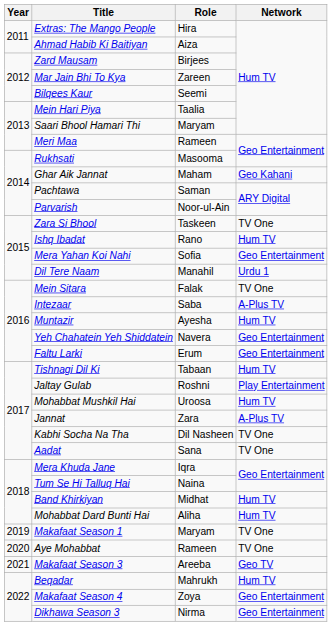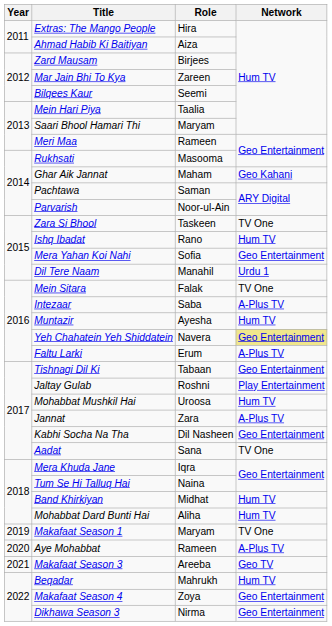(281, 337) no background -> (281, 337) khaki background
(281, 353) Geo Entertainment -> (261, 353) A-Plus TV
(257, 369) Hum TV -> (281, 369) Geo Entertainment
(256, 434) TV One -> (281, 434) Geo Entertainment
(256, 548) TV One -> (261, 548) A-Plus TV
